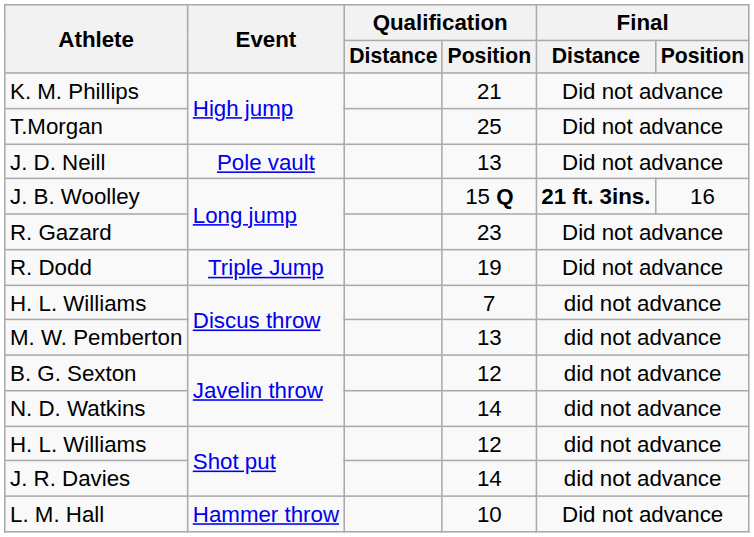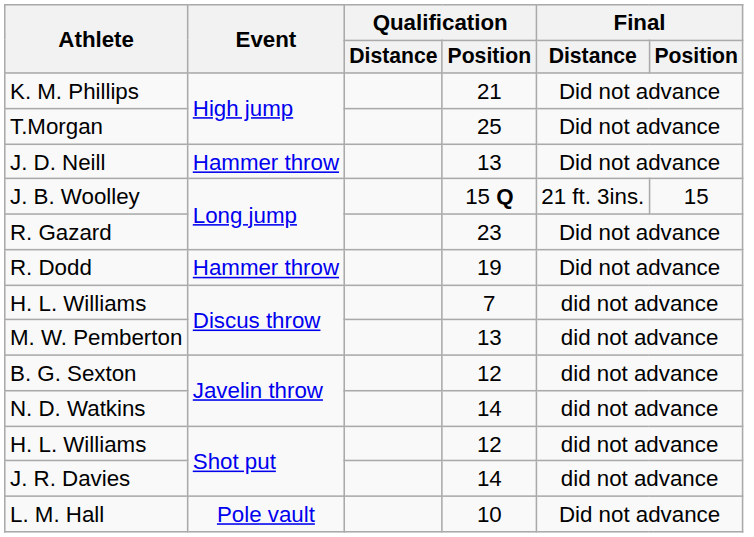(266, 162) Pole vault -> (266, 162) Hammer throw
(596, 197) bold -> (593, 197) normal
(702, 197) 16 -> (696, 197) 15
(266, 268) Triple Jump -> (266, 268) Hammer throw
(266, 514) Hammer throw -> (266, 514) Pole vault
